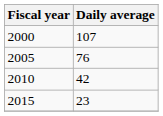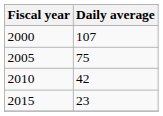(83, 57) 76 -> (83, 57) 75
